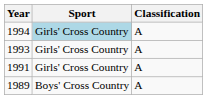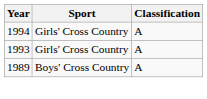(82, 31) lightblue background -> (82, 31) no background
- row: (18, 67)
